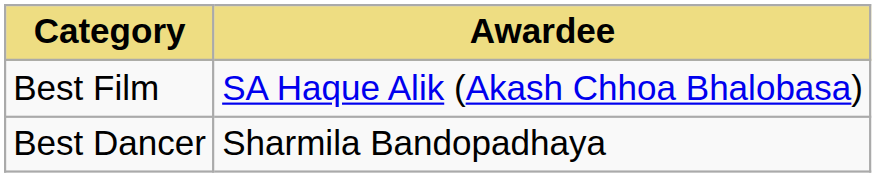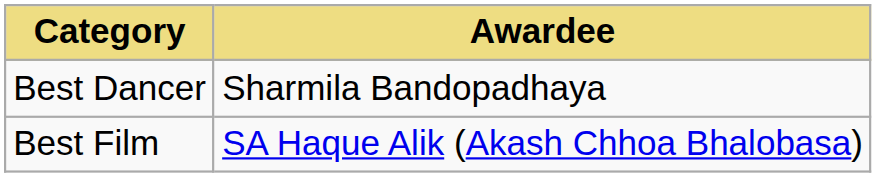rows swapped: (86, 87) <-> (110, 143)
